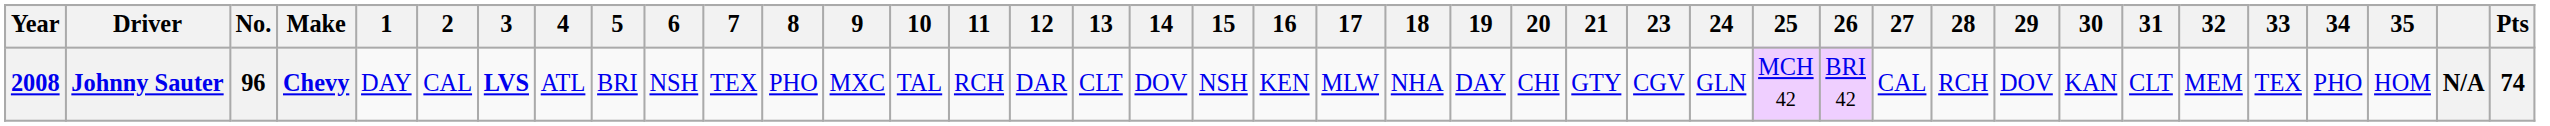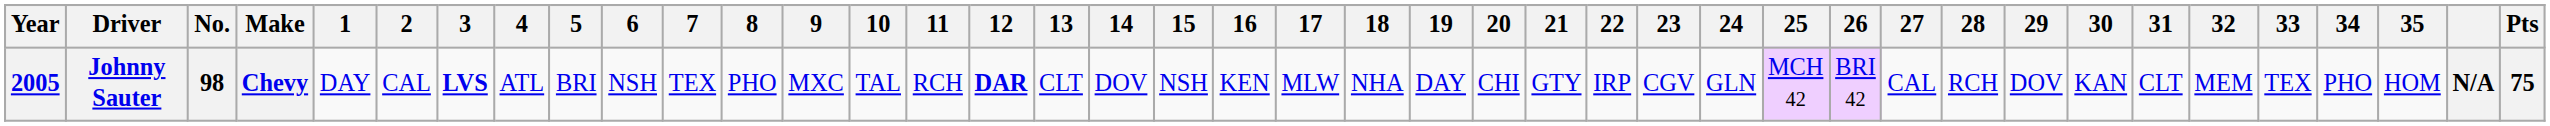+ column: (1612, 25)
(35, 83) 2008 -> (35, 83) 2005
(253, 83) 96 -> (212, 83) 98
(1042, 83) normal -> (1001, 83) bold
(2513, 83) 74 -> (2522, 83) 75
